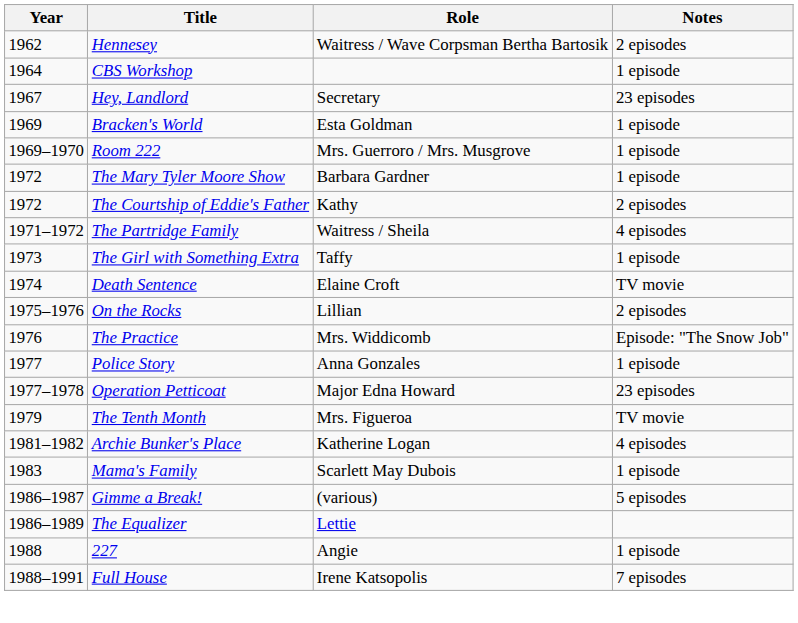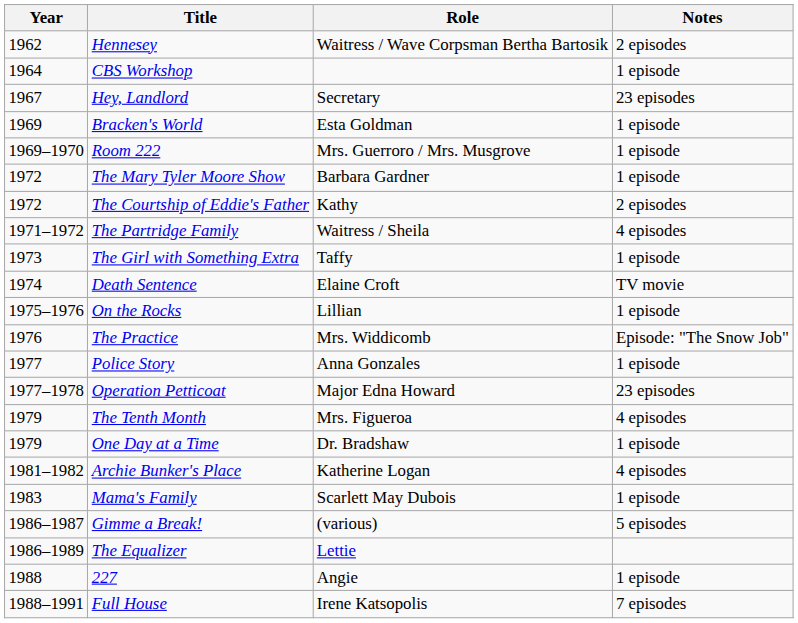(651, 310) 2 episodes -> (648, 310) 1 episode
(650, 417) TV movie -> (651, 417) 4 episodes
+ row: (155, 444)
